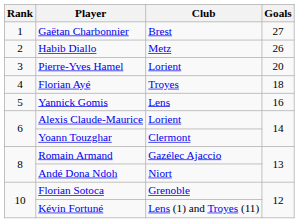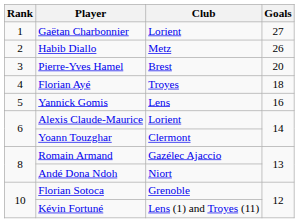(160, 31) Brest -> (165, 31) Lorient
(165, 66) Lorient -> (160, 66) Brest
